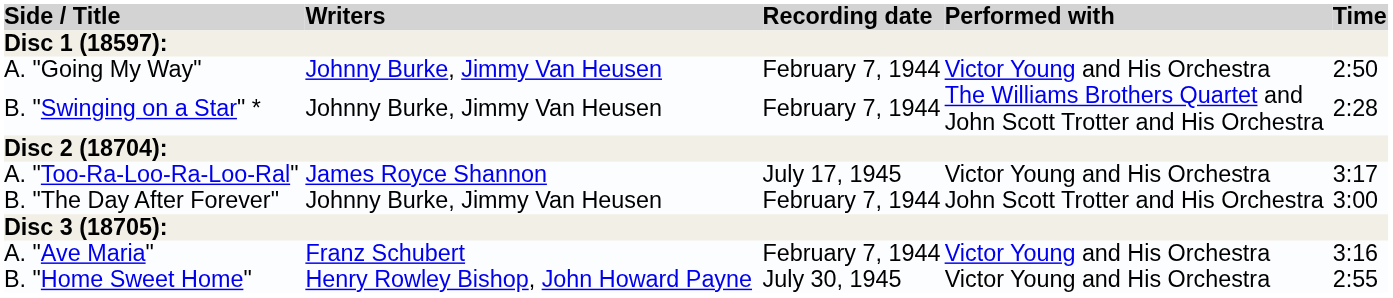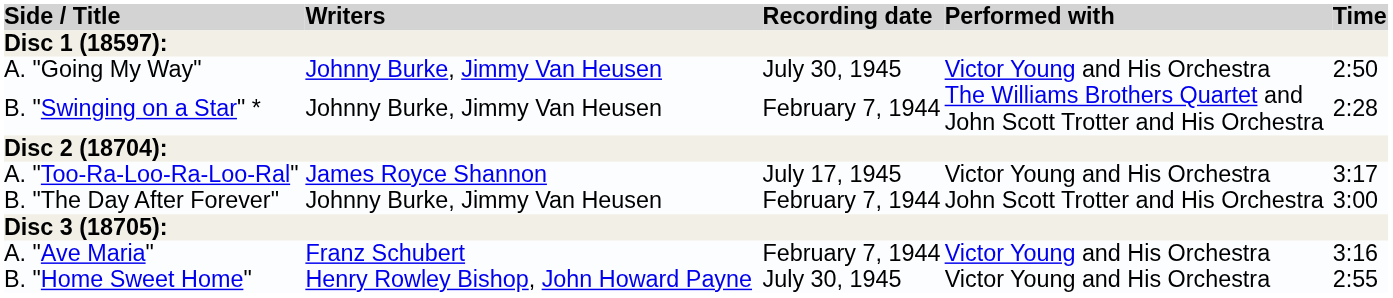(851, 69) February 7, 1944 -> (832, 69) July 30, 1945
